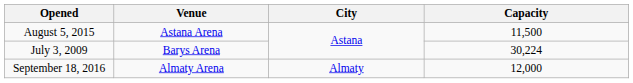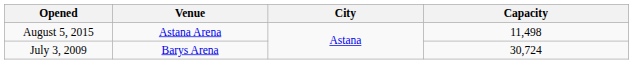(526, 31) 11,500 -> (526, 31) 11,498
(526, 50) 30,224 -> (526, 50) 30,724
- row: (59, 68)
